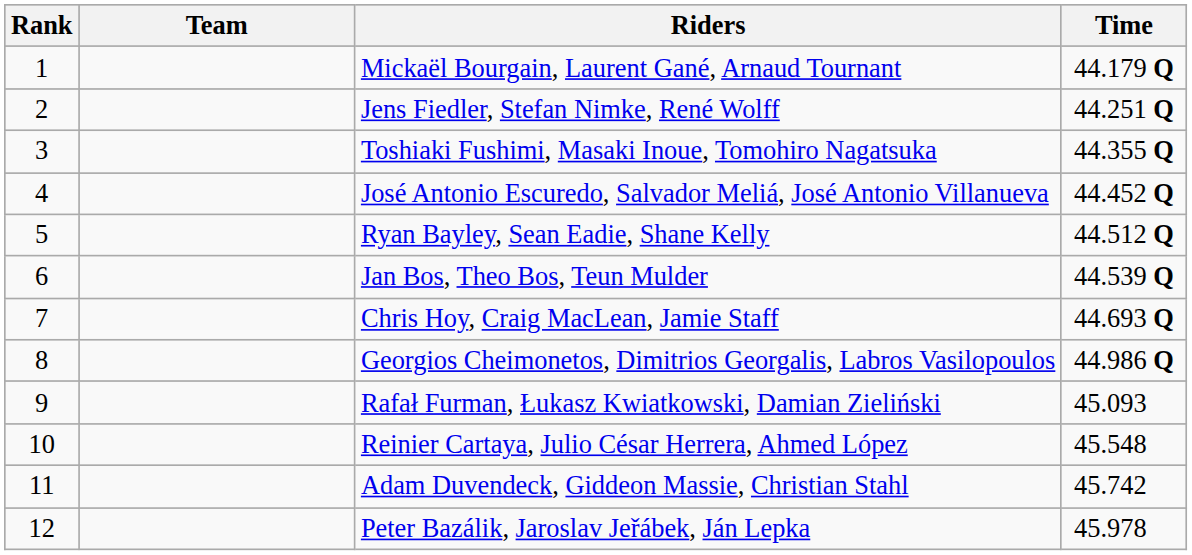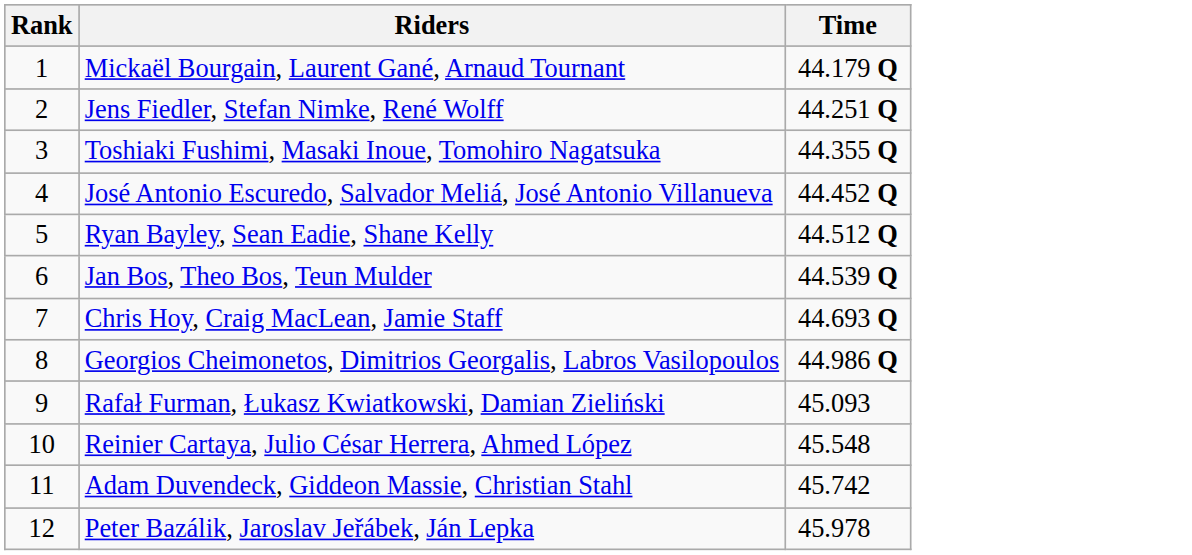- column: (217, 25)
